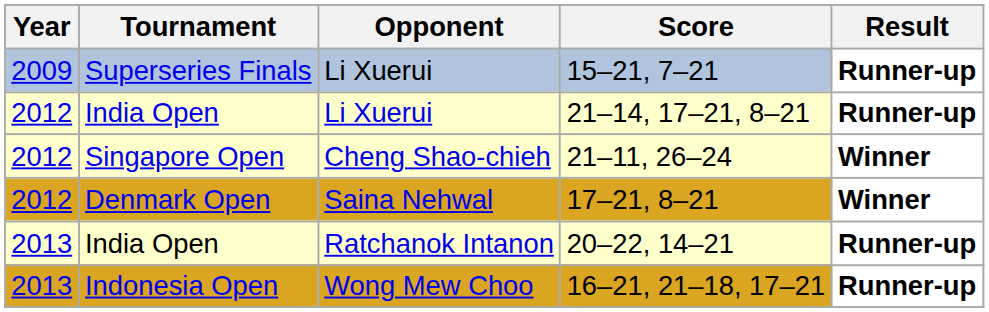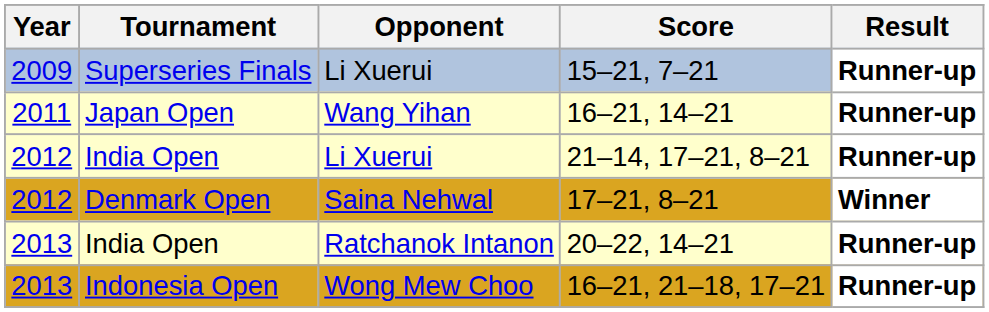+ row: (650, 113)
- row: (649, 157)
